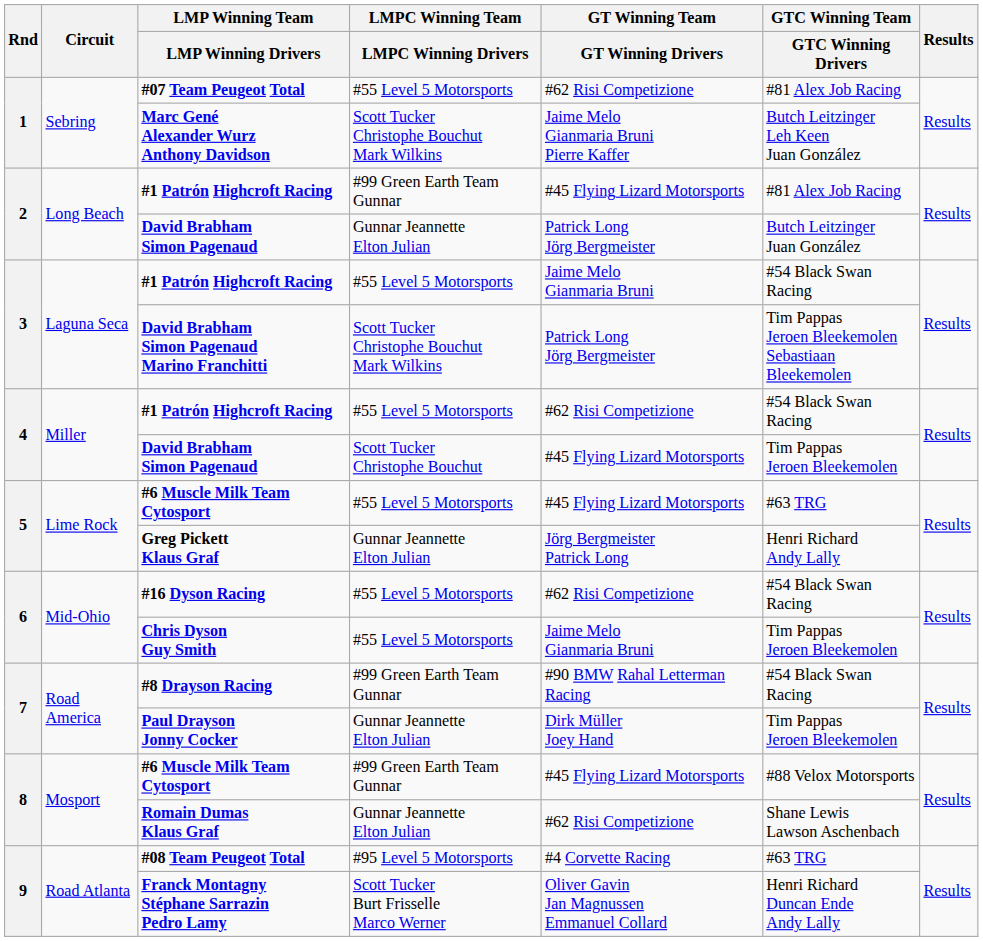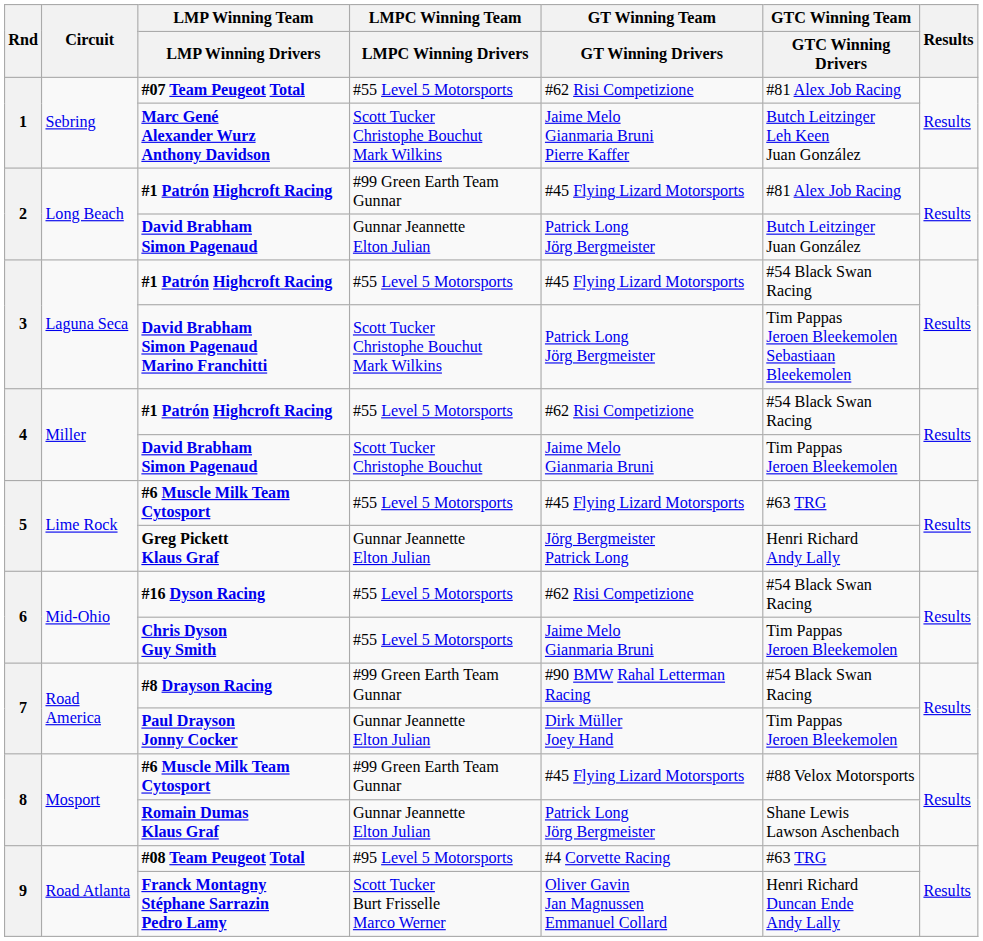(599, 282) Jaime Melo Gianmaria Bruni -> (645, 282) #45 Flying Lizard Motorsports
(645, 457) #45 Flying Lizard Motorsports -> (599, 457) Jaime Melo Gianmaria Bruni
(619, 822) #62 Risi Competizione -> (600, 822) Patrick Long Jörg Bergmeister
